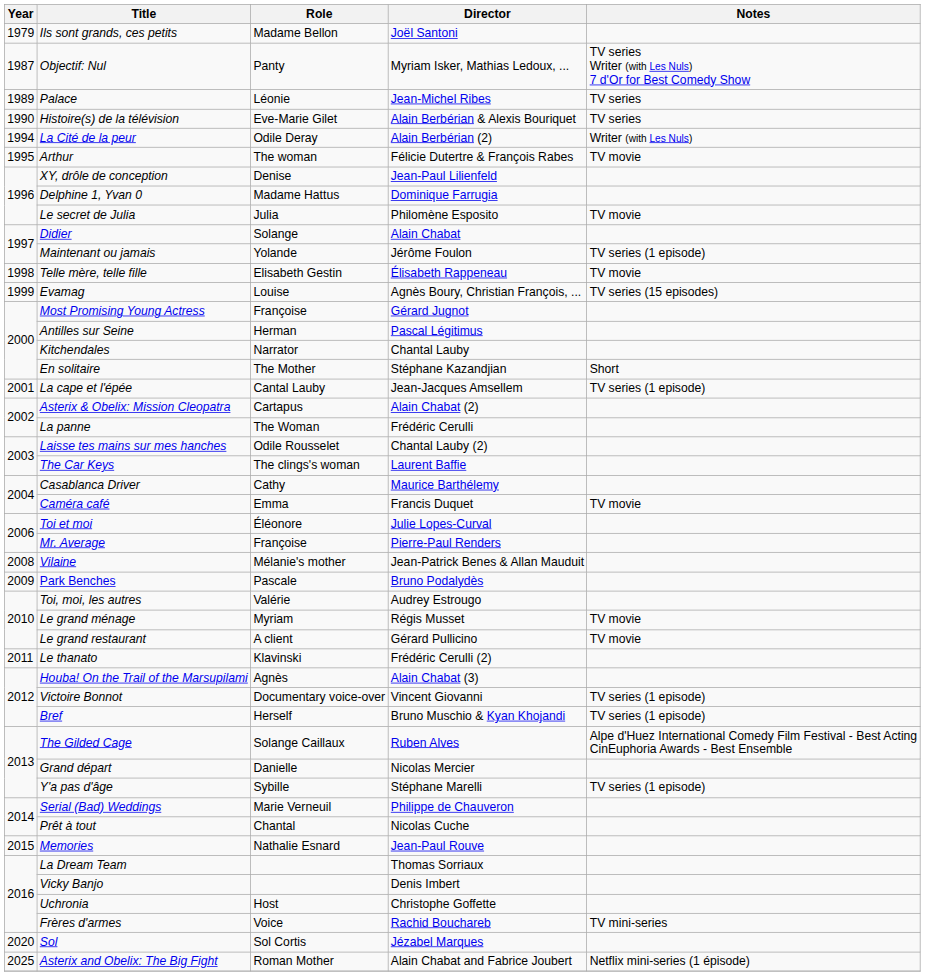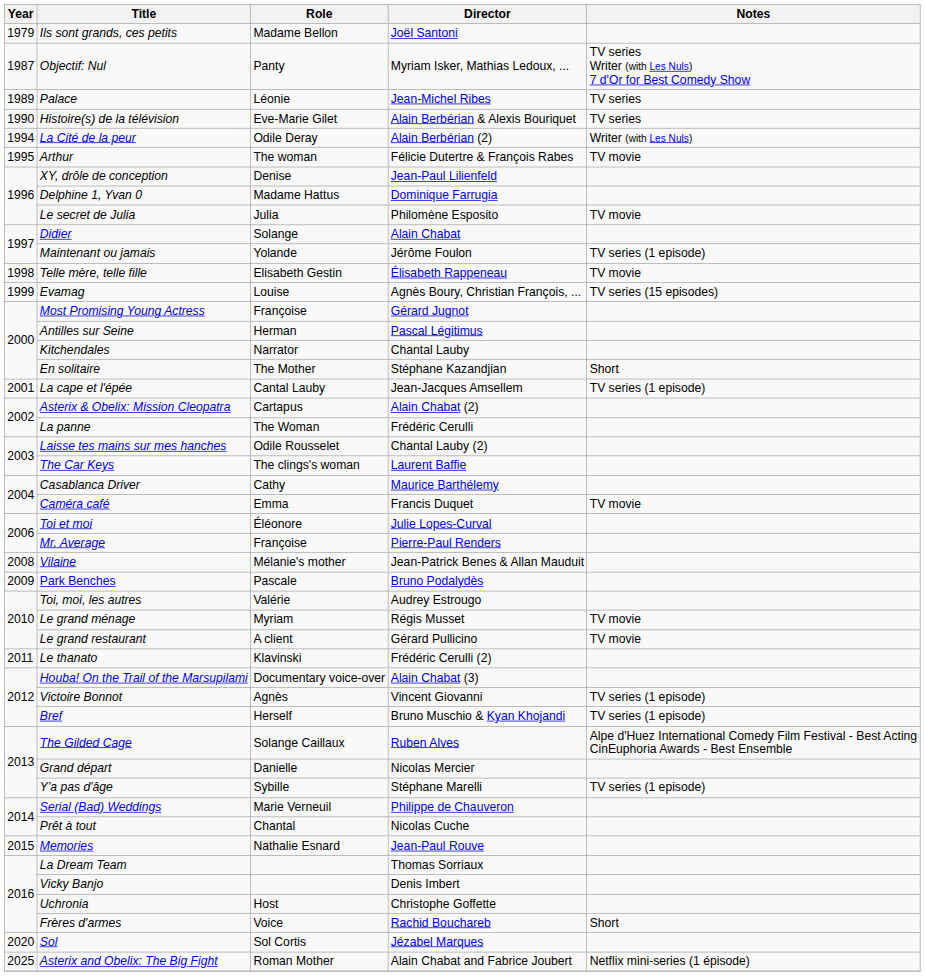(271, 677) Agnès -> (319, 677) Documentary voice-over
(319, 697) Documentary voice-over -> (271, 697) Agnès
(629, 923) TV mini-series -> (604, 923) Short
